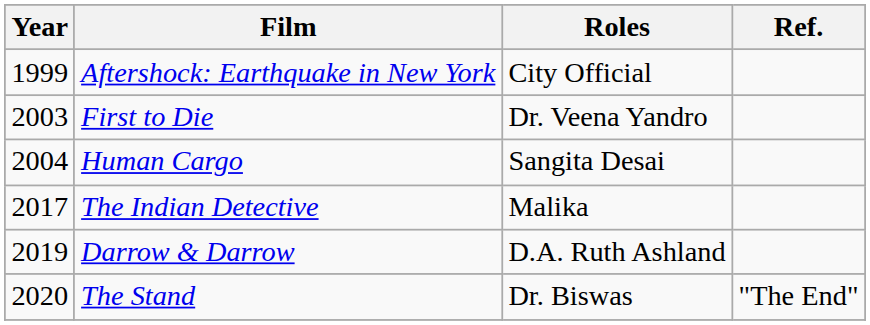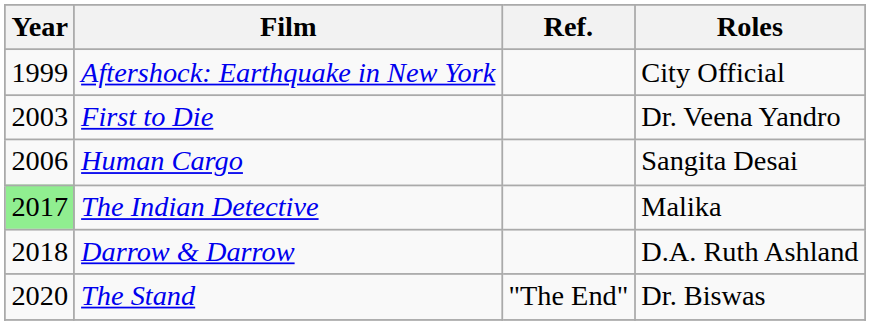columns swapped: (617, 26) <-> (799, 26)
(40, 161) 2004 -> (40, 161) 2006
(40, 206) no background -> (40, 206) lightgreen background
(40, 251) 2019 -> (40, 251) 2018
